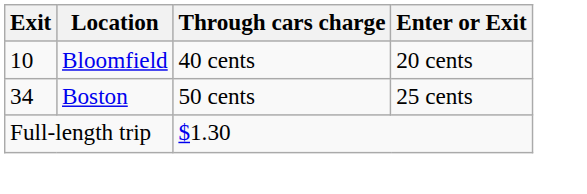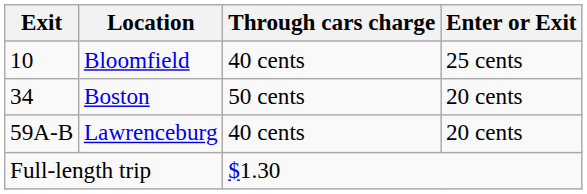(435, 59) 20 cents -> (484, 59) 25 cents
(435, 96) 25 cents -> (484, 96) 20 cents
+ row: (42, 133)
